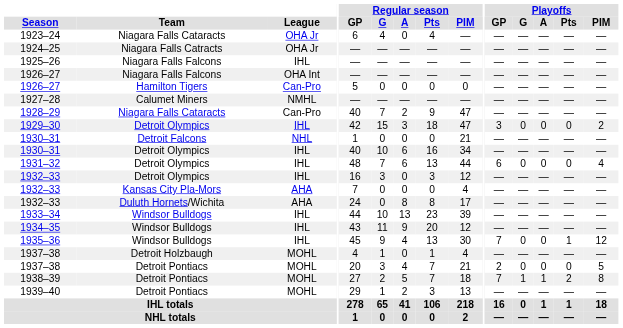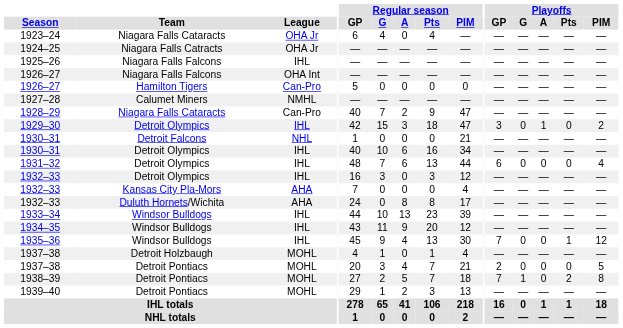(544, 125) 0 -> (544, 125) 1
(544, 279) 1 -> (544, 279) 0
